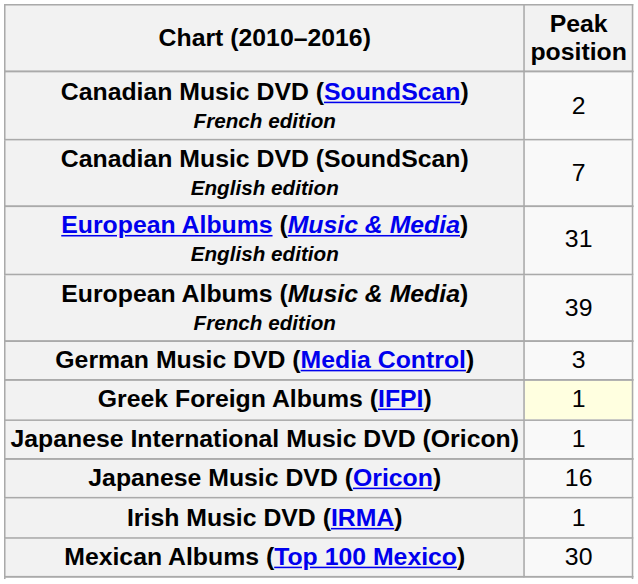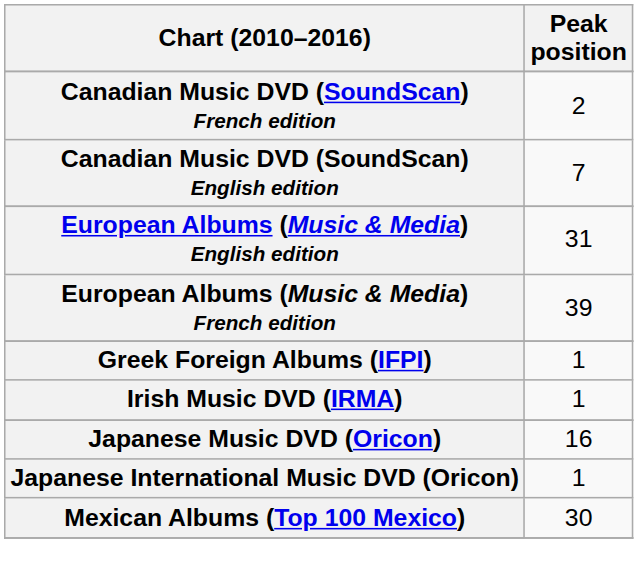- row: (265, 360)
(579, 399) lightyellow background -> (579, 360) no background
rows swapped: (265, 517) <-> (265, 438)
